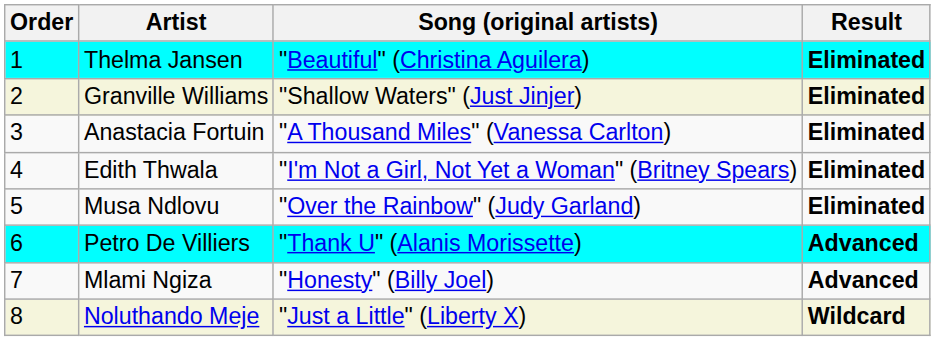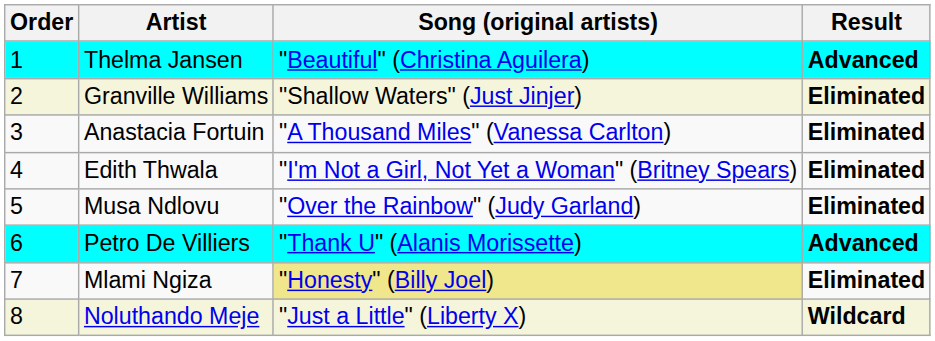(867, 59) Eliminated -> (863, 59) Advanced
(387, 280) no background -> (387, 280) khaki background
(863, 280) Advanced -> (867, 280) Eliminated
